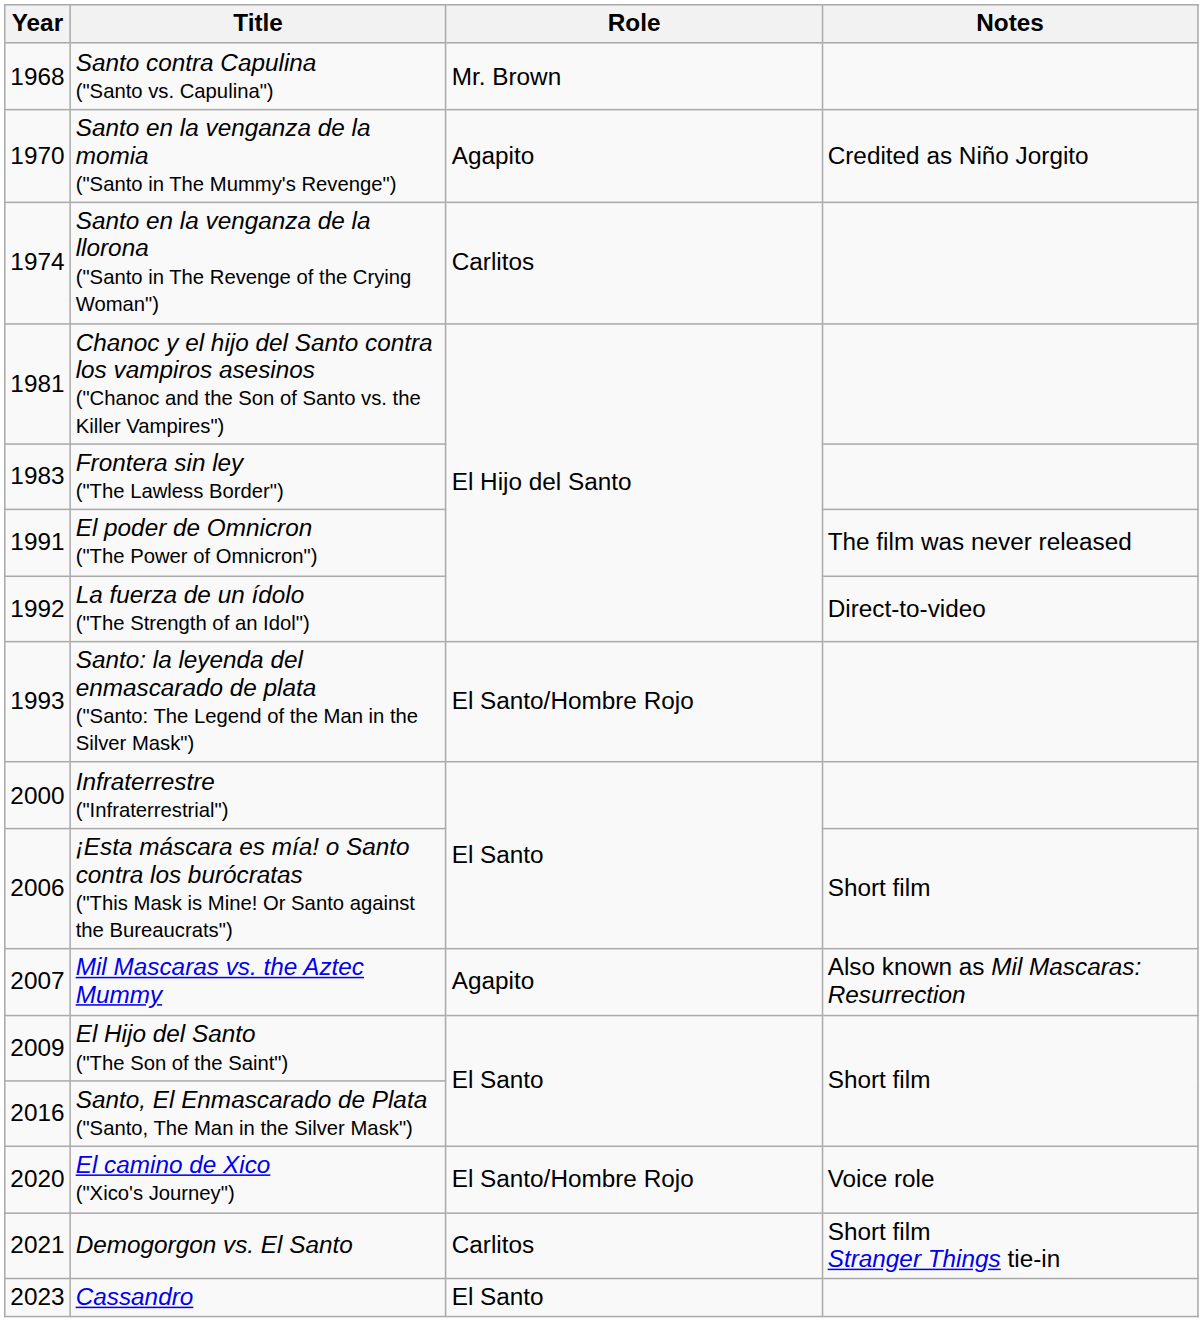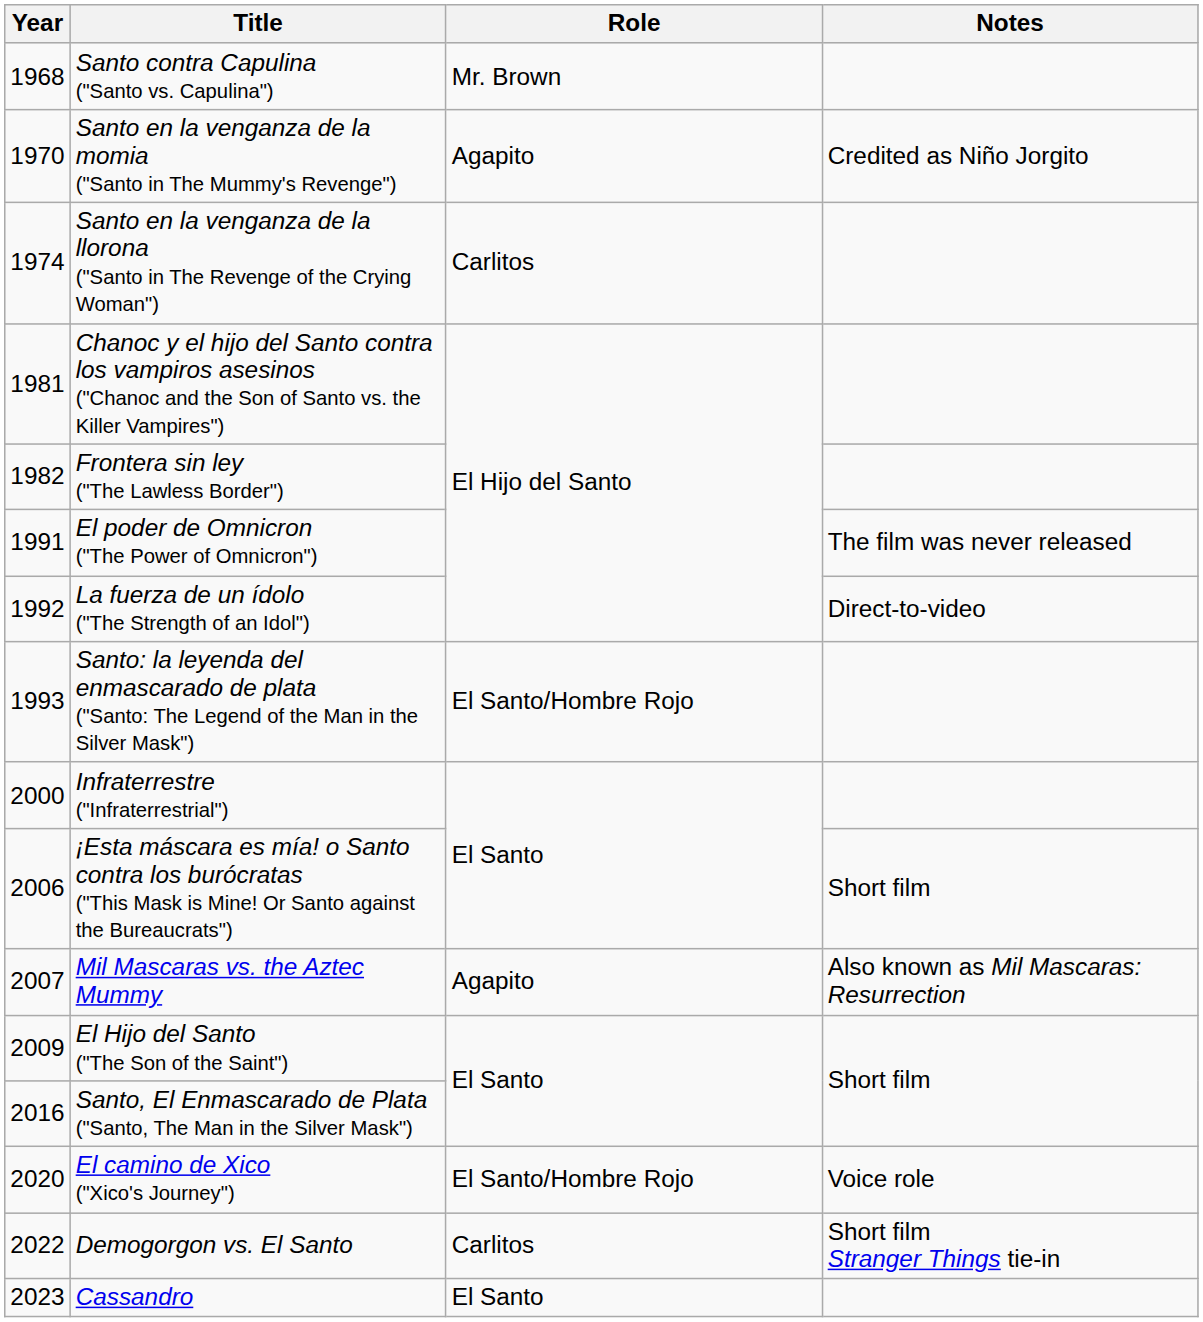(37, 476) 1983 -> (37, 476) 1982
(37, 1245) 2021 -> (37, 1245) 2022
